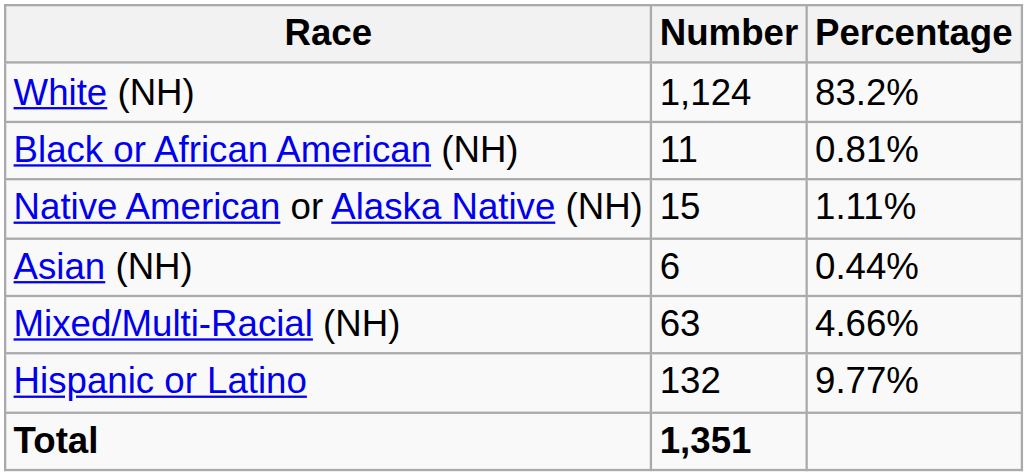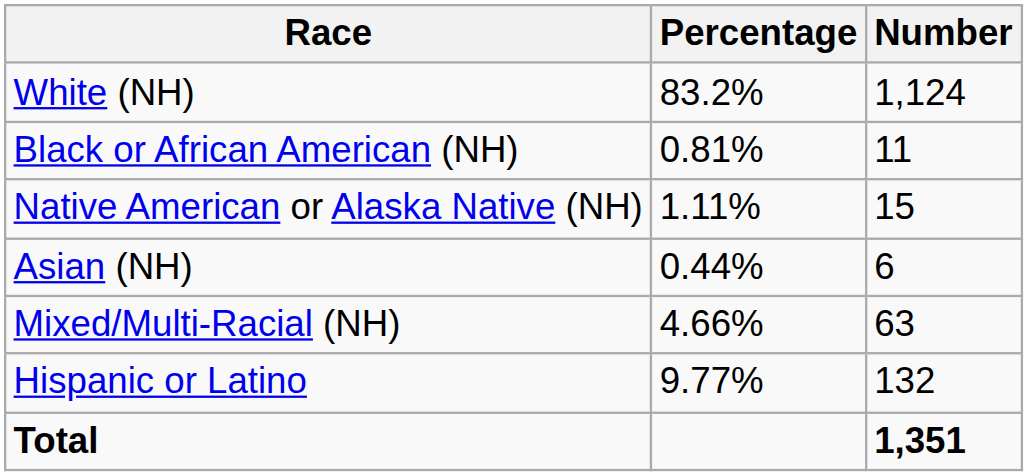columns swapped: (729, 33) <-> (914, 33)
